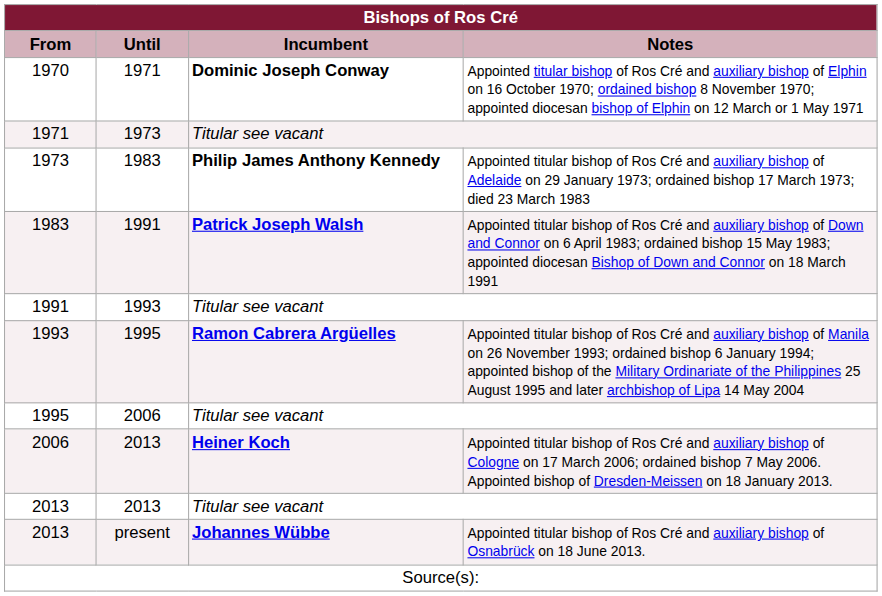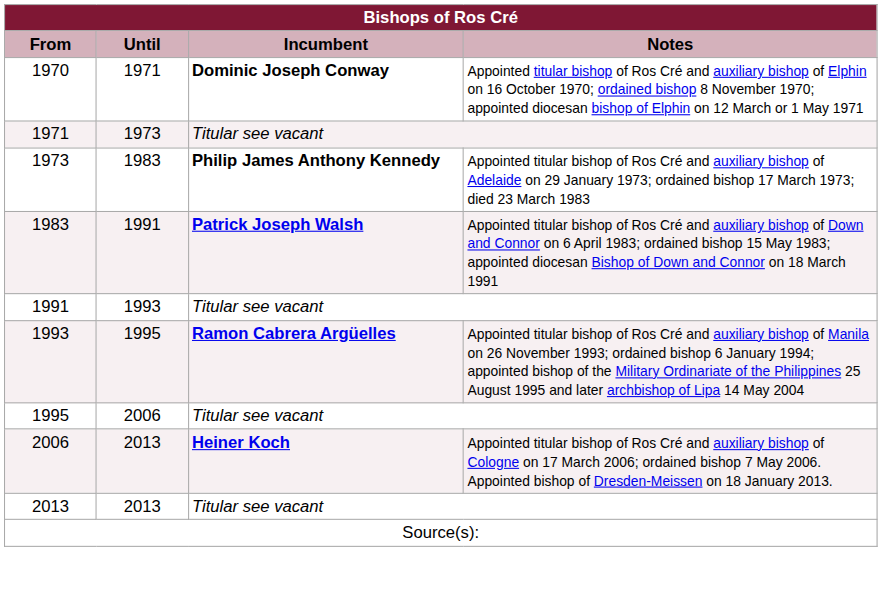- row: (50, 532)
